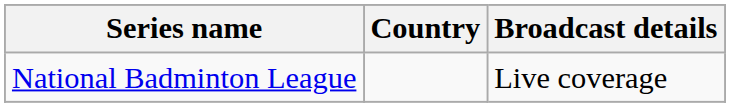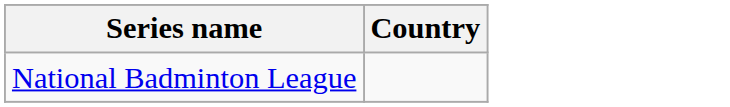- column: (606, 28)
